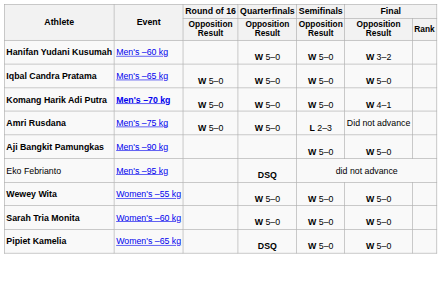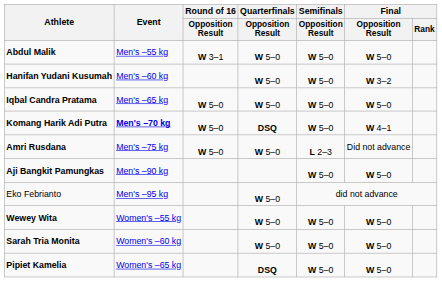+ row: (31, 53)
(267, 105) W 5–0 -> (267, 128) DSQ
(267, 176) DSQ -> (267, 199) W 5–0
